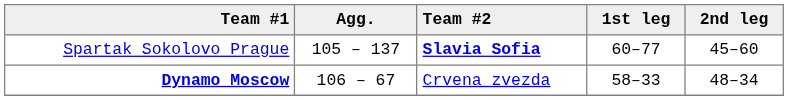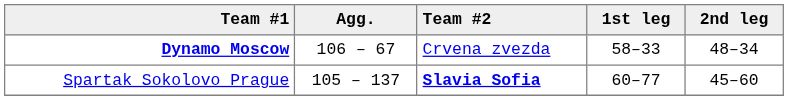rows swapped: (176, 50) <-> (225, 80)
